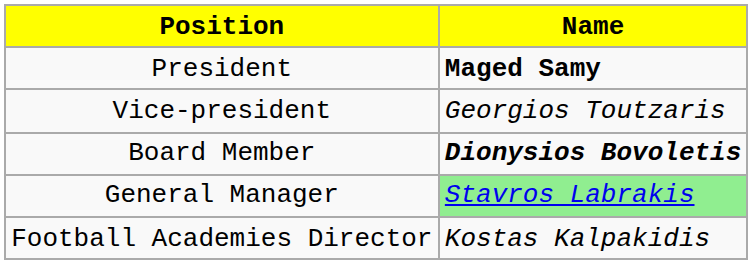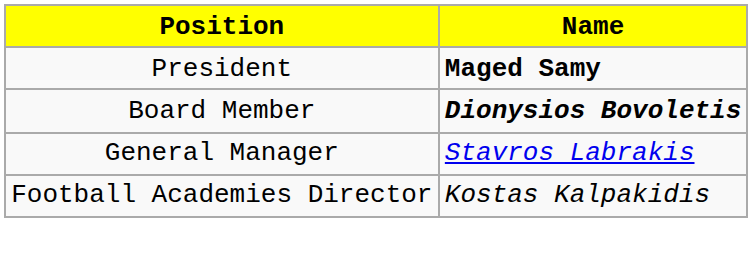- row: (222, 111)
(570, 196) lightgreen background -> (570, 153) no background
